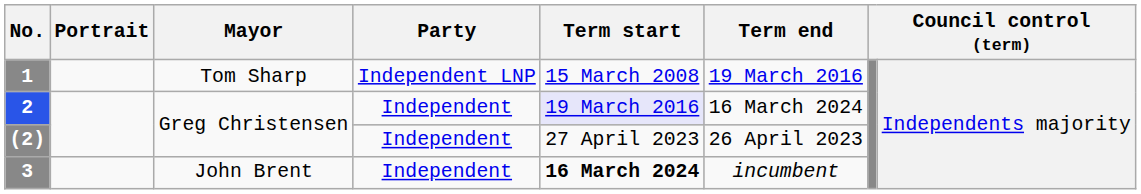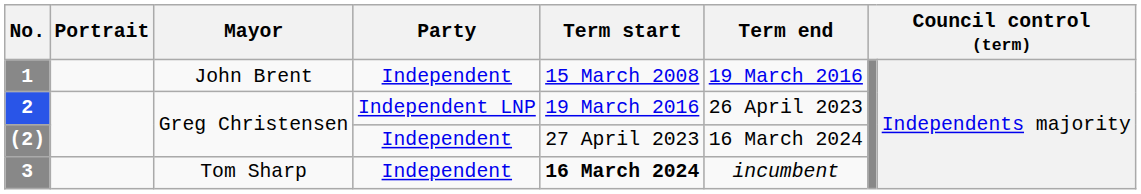(254, 76) Tom Sharp -> (254, 76) John Brent
(447, 76) Independent LNP -> (447, 76) Independent
(447, 108) Independent -> (447, 108) Independent LNP
(622, 108) lavender background -> (622, 108) no background
(786, 108) 16 March 2024 -> (786, 108) 26 April 2023
(786, 140) 26 April 2023 -> (786, 140) 16 March 2024
(254, 172) John Brent -> (254, 172) Tom Sharp
